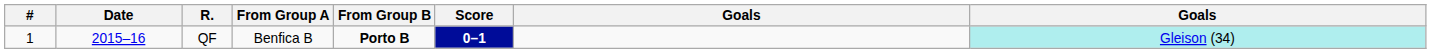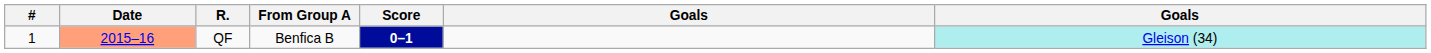- column: (385, 15)
(119, 37) no background -> (127, 37) lightsalmon background
